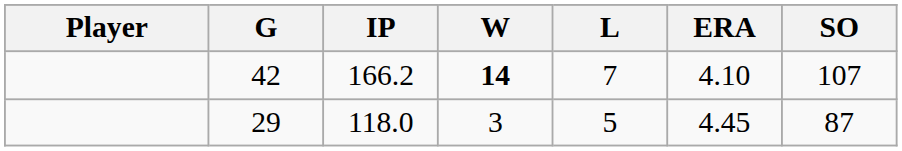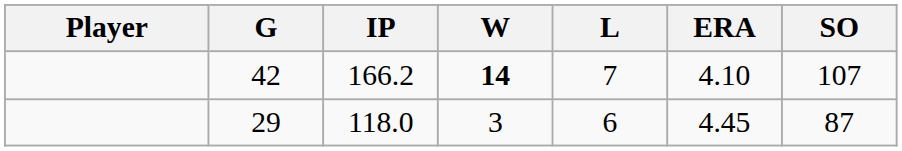(610, 121) 5 -> (610, 121) 6
